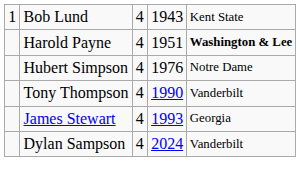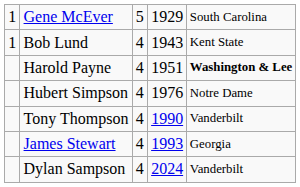+ row: (68, 17)
